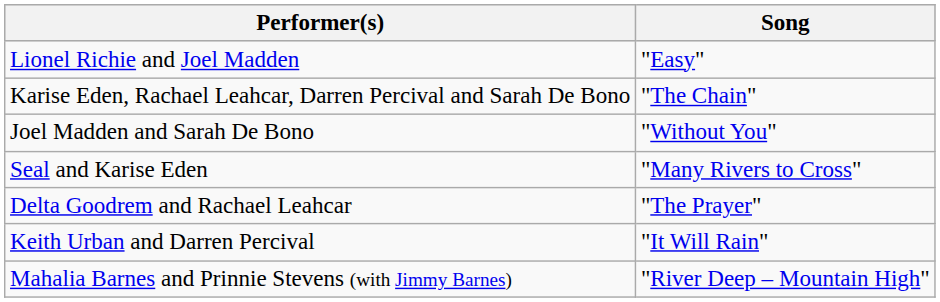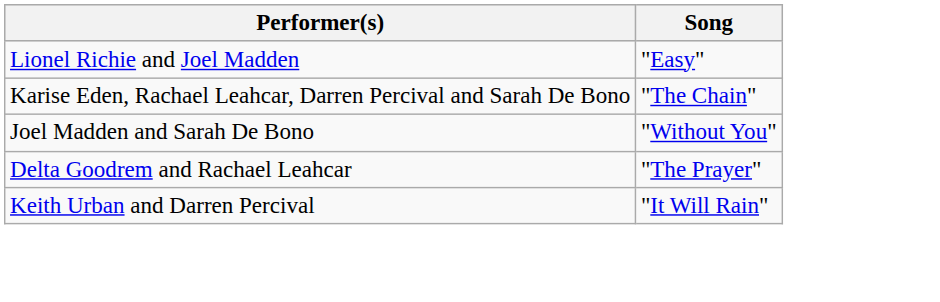- row: (109, 168)
- row: (261, 278)
